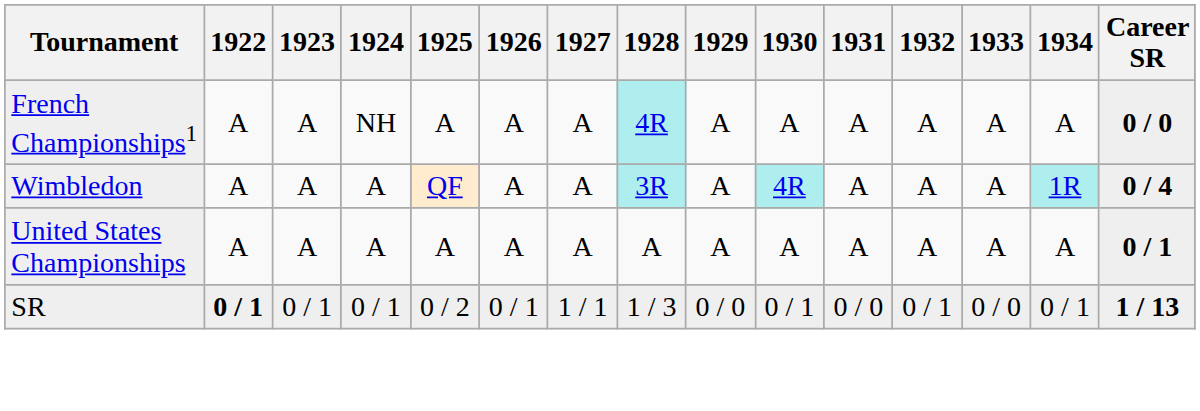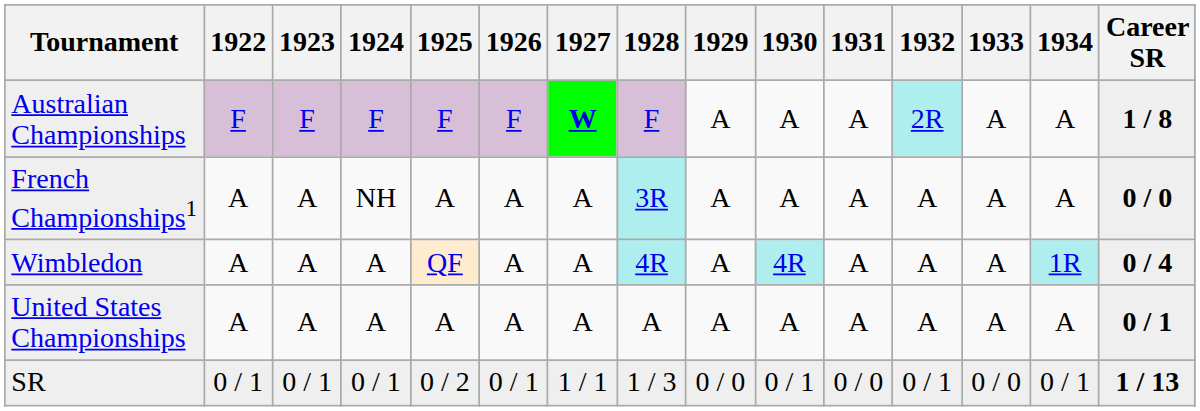+ row: (98, 118)
(652, 122) 4R -> (652, 198) 3R
(652, 186) 3R -> (652, 261) 4R
(238, 306) bold -> (238, 382) normal
